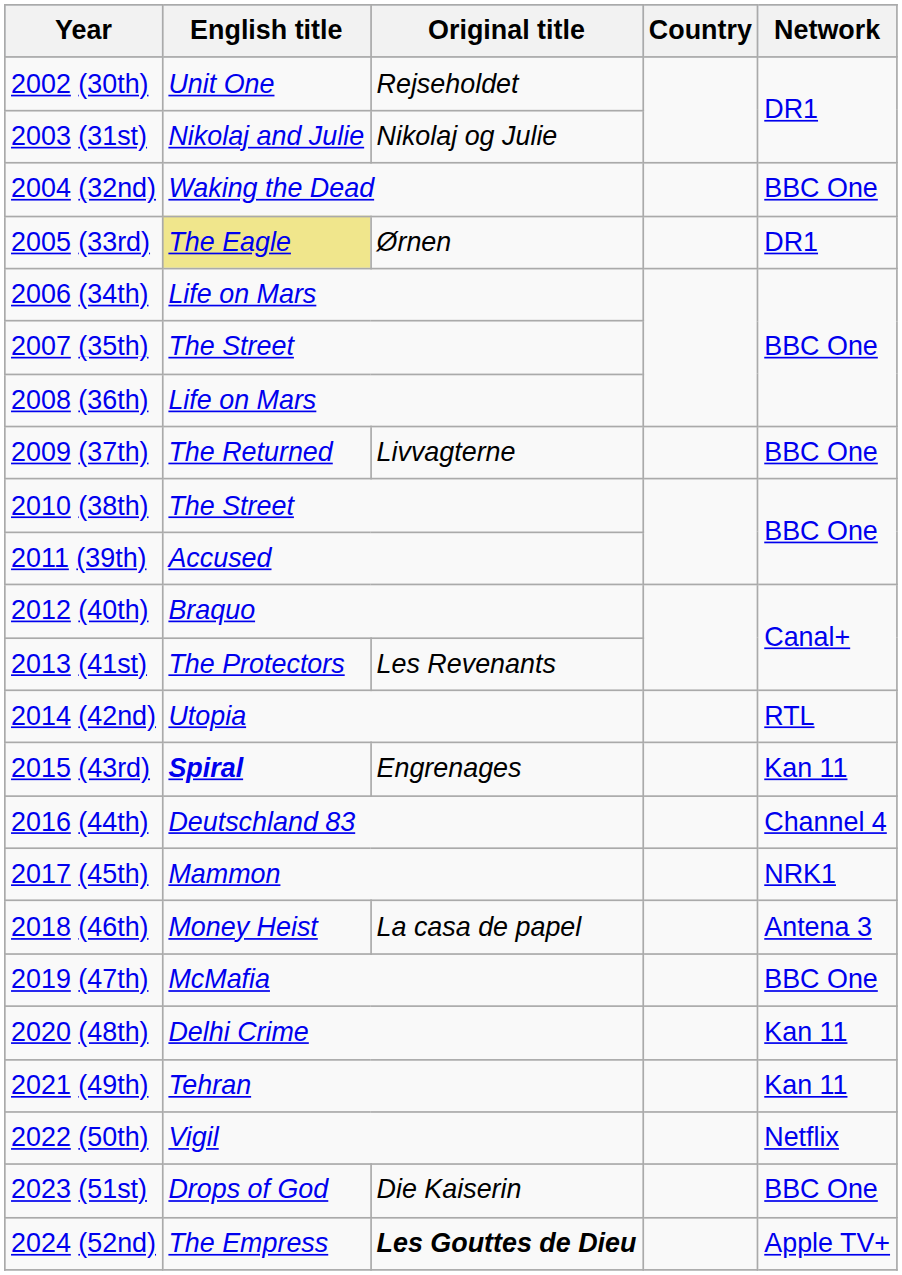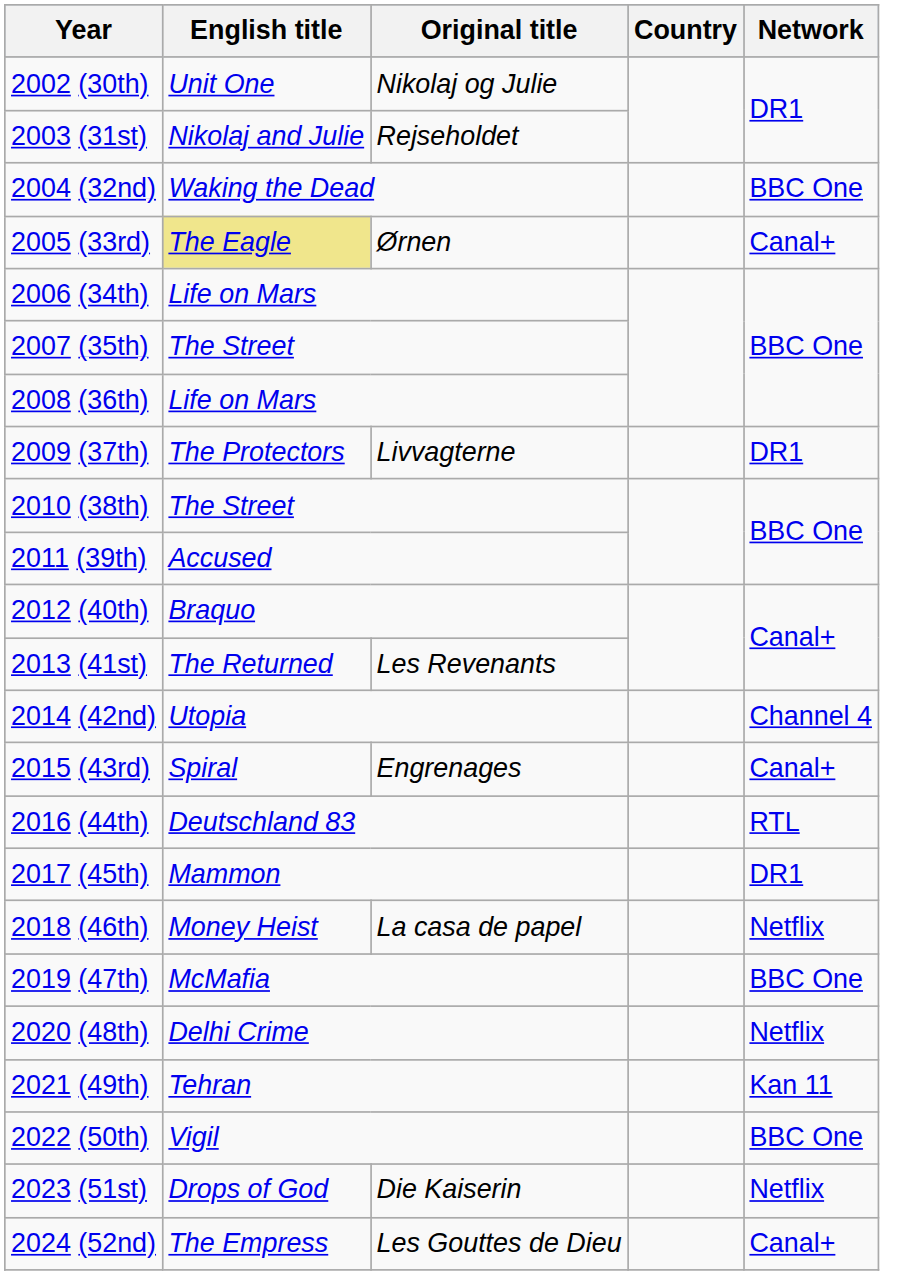(448, 83) Rejseholdet -> (467, 83) Nikolaj og Julie
(467, 136) Nikolaj og Julie -> (448, 136) Rejseholdet
(791, 241) DR1 -> (792, 241) Canal+
(251, 452) The Returned -> (257, 452) The Protectors
(821, 452) BBC One -> (776, 452) DR1
(257, 663) The Protectors -> (251, 663) The Returned
(789, 716) RTL -> (811, 716) Channel 4
(206, 768) bold -> (203, 768) normal
(806, 768) Kan 11 -> (792, 768) Canal+
(826, 821) Channel 4 -> (775, 821) RTL
(800, 874) NRK1 -> (776, 874) DR1
(818, 926) Antena 3 -> (787, 926) Netflix
(806, 1032) Kan 11 -> (787, 1032) Netflix
(802, 1137) Netflix -> (806, 1137) BBC One
(821, 1190) BBC One -> (787, 1190) Netflix
(506, 1243) bold -> (499, 1243) normal
(827, 1243) Apple TV+ -> (792, 1243) Canal+
